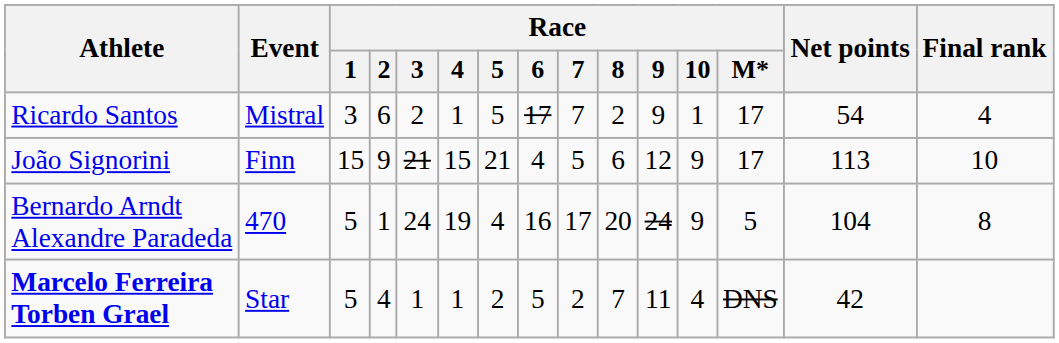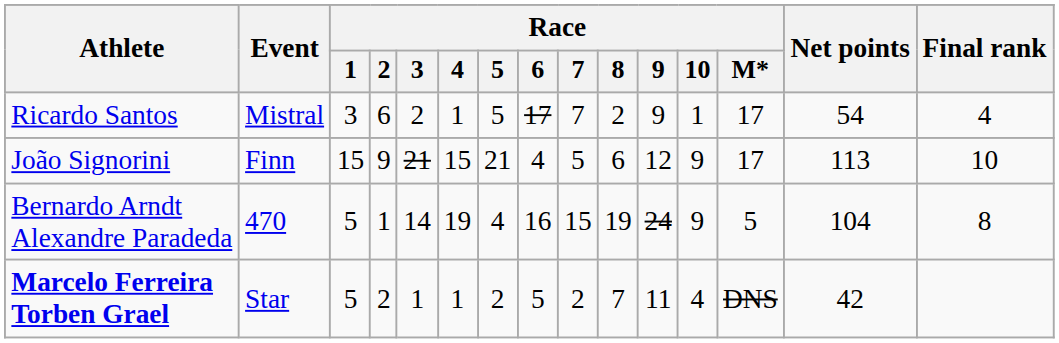(417, 221) 24 -> (417, 221) 14
(578, 221) 17 -> (578, 221) 15
(618, 221) 20 -> (618, 221) 19
(384, 299) 4 -> (384, 299) 2
